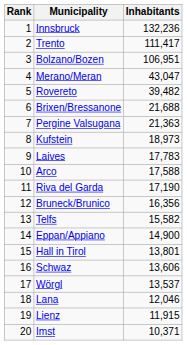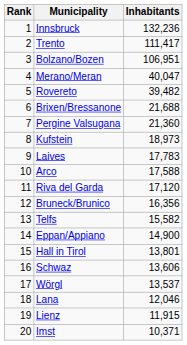(164, 76) 43,047 -> (164, 76) 40,047
(164, 124) 21,363 -> (164, 124) 21,360
(164, 188) 17,190 -> (164, 188) 17,120
